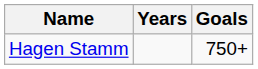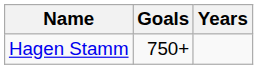columns swapped: (222, 19) <-> (162, 19)
